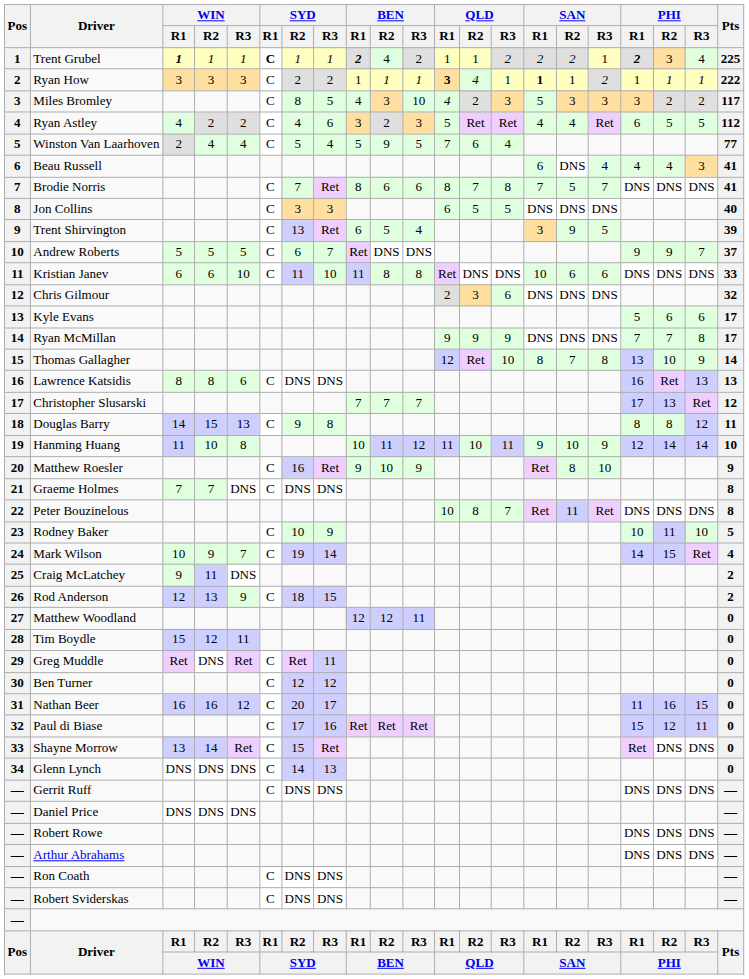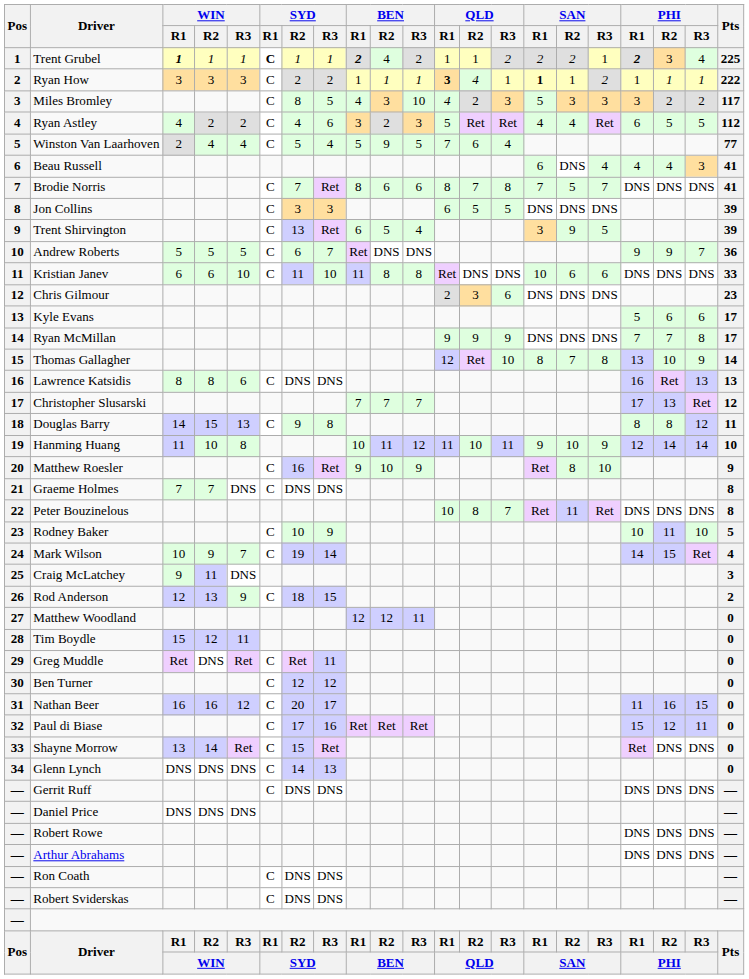(731, 208) 40 -> (731, 208) 39
(731, 251) 37 -> (731, 251) 36
(731, 294) 32 -> (731, 294) 23
(731, 574) 2 -> (731, 574) 3
